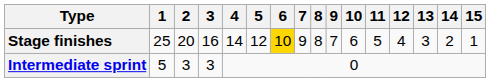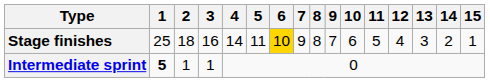(186, 41) 20 -> (186, 41) 18
(259, 41) 12 -> (258, 41) 11
(162, 65) normal -> (162, 65) bold
(186, 65) 3 -> (186, 65) 1
(210, 65) 3 -> (210, 65) 1
